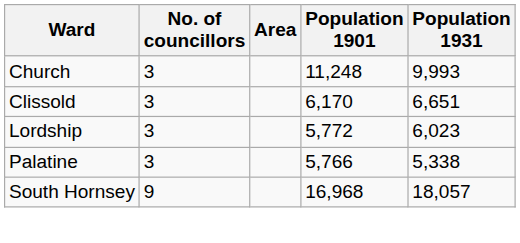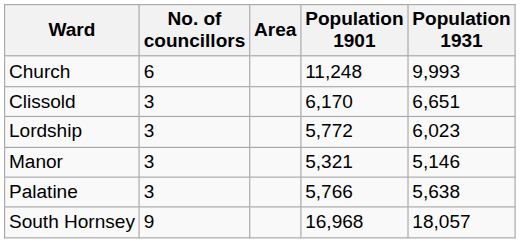(149, 71) 3 -> (149, 71) 6
+ row: (36, 161)
(436, 161) 5,338 -> (436, 191) 5,638
